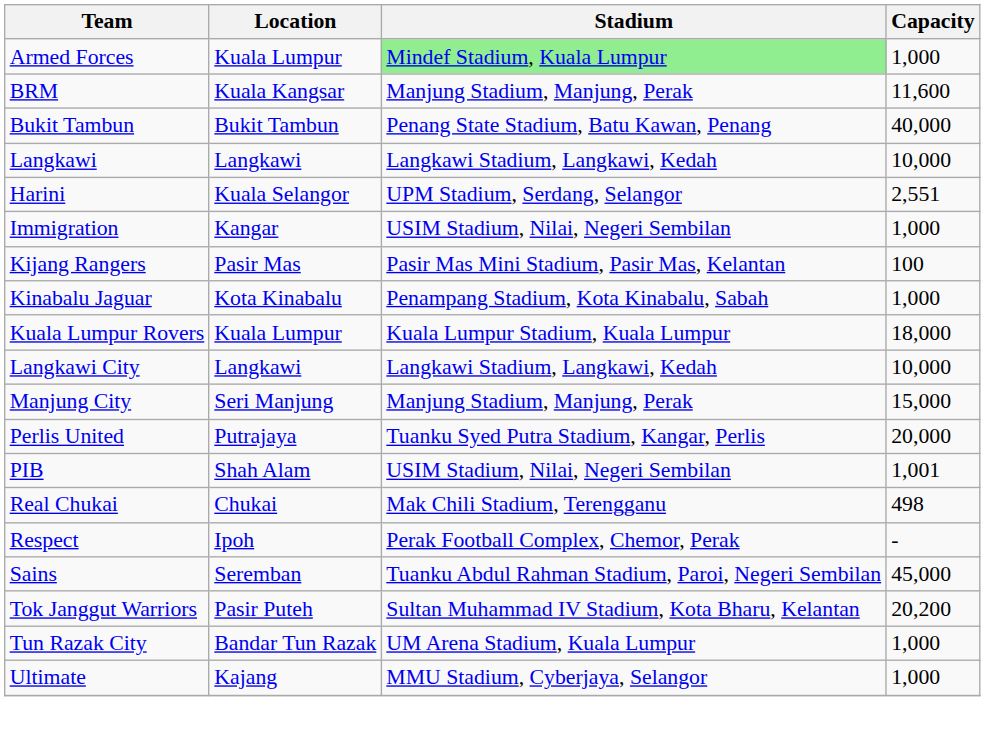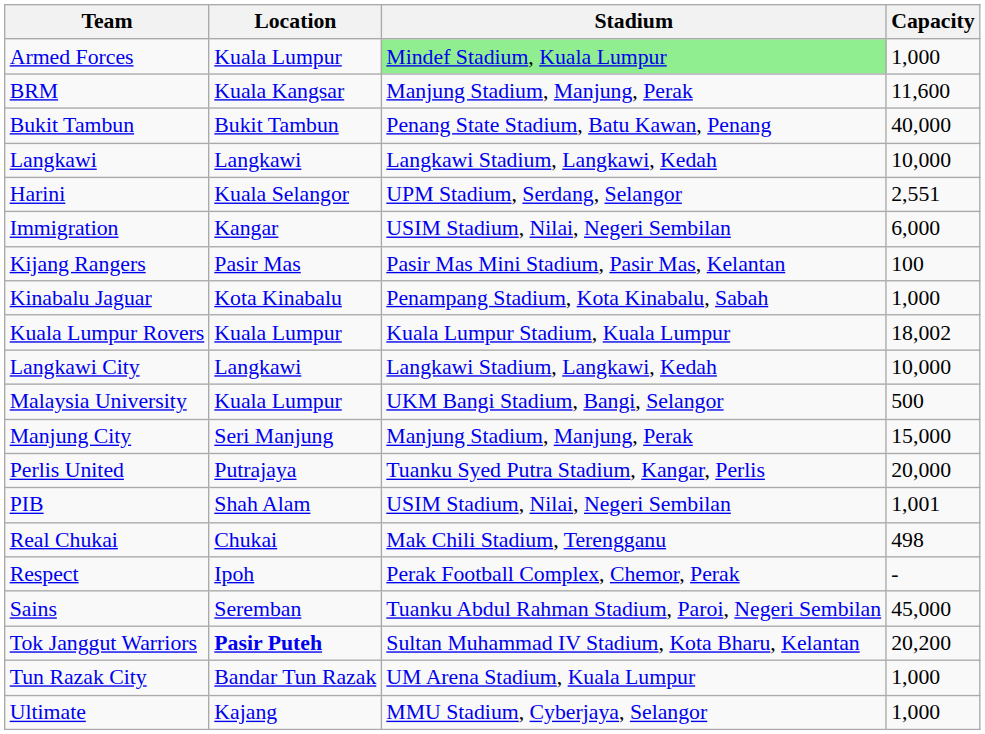(916, 228) 1,000 -> (916, 228) 6,000
(921, 332) 18,000 -> (921, 332) 18,002
+ row: (98, 401)
(264, 608) normal -> (268, 642) bold
